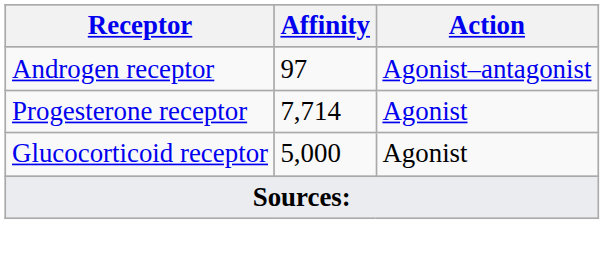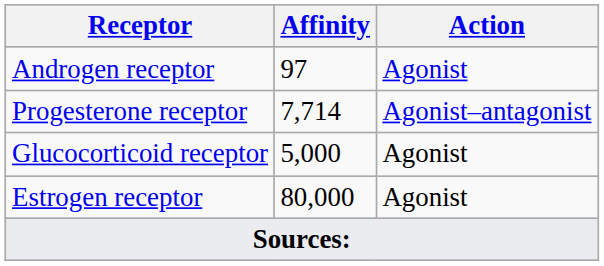(487, 68) Agonist–antagonist -> (425, 68) Agonist
(425, 111) Agonist -> (487, 111) Agonist–antagonist
+ row: (107, 196)
